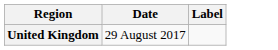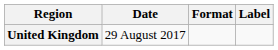+ column: (212, 14)
